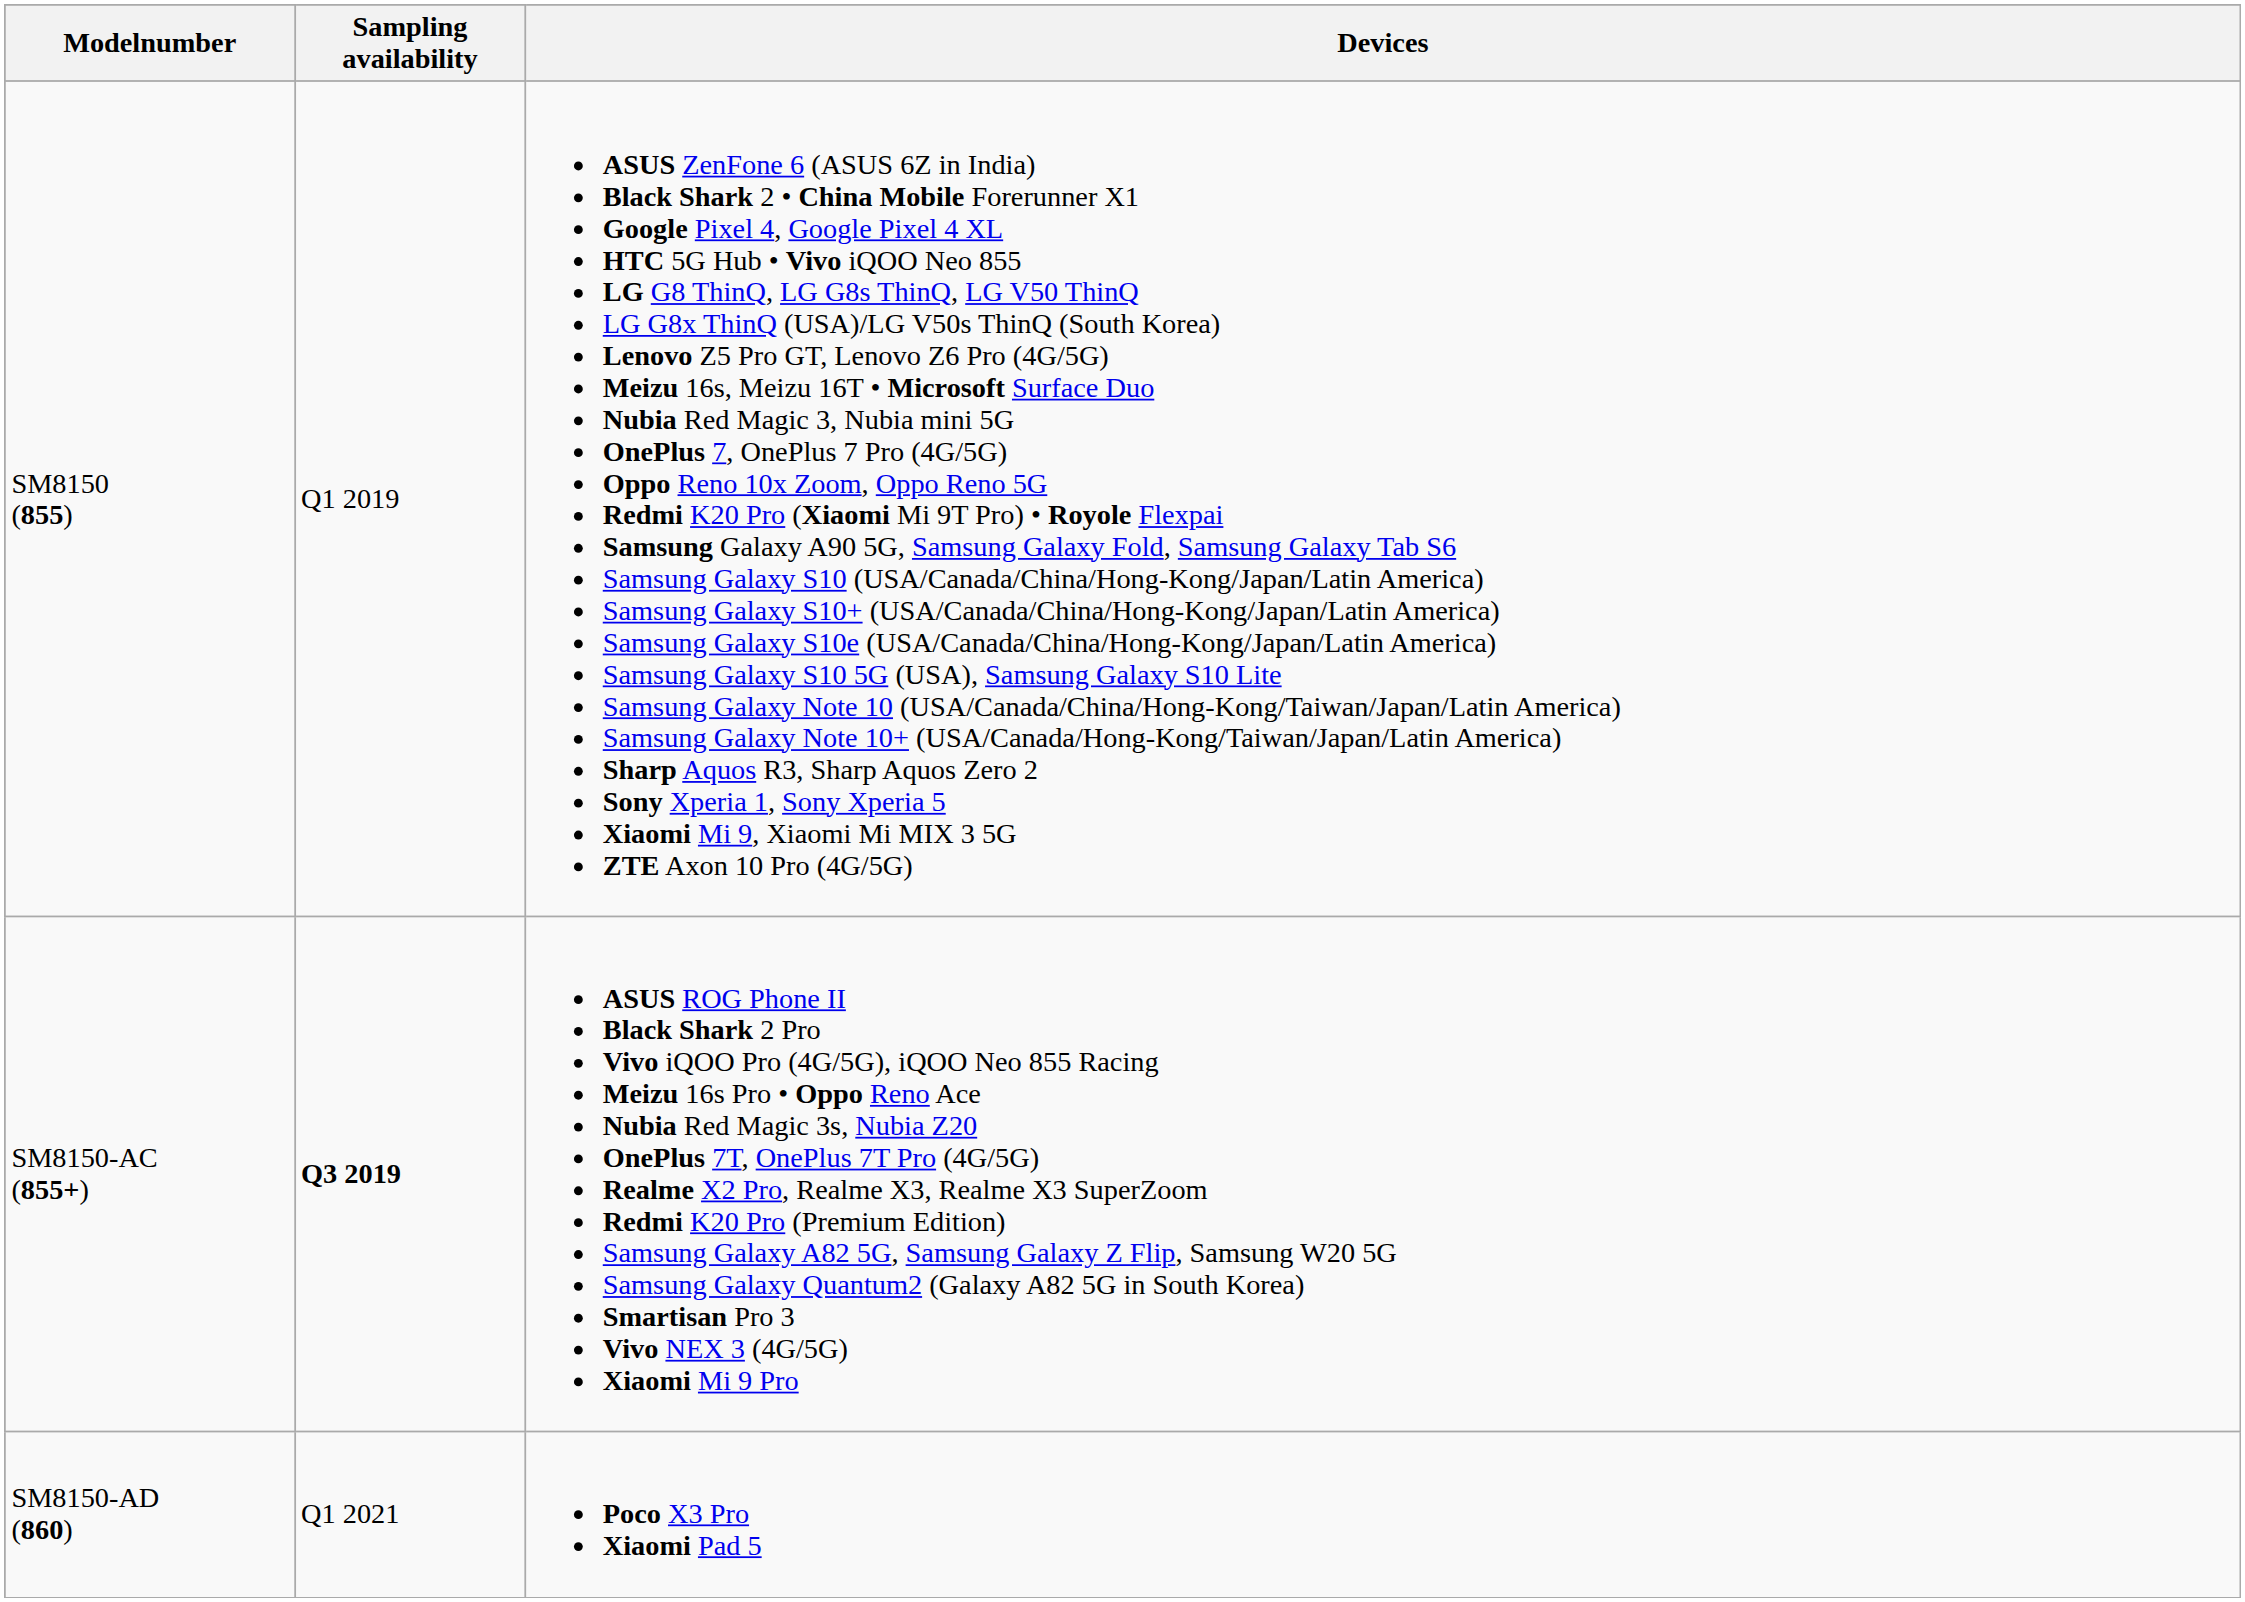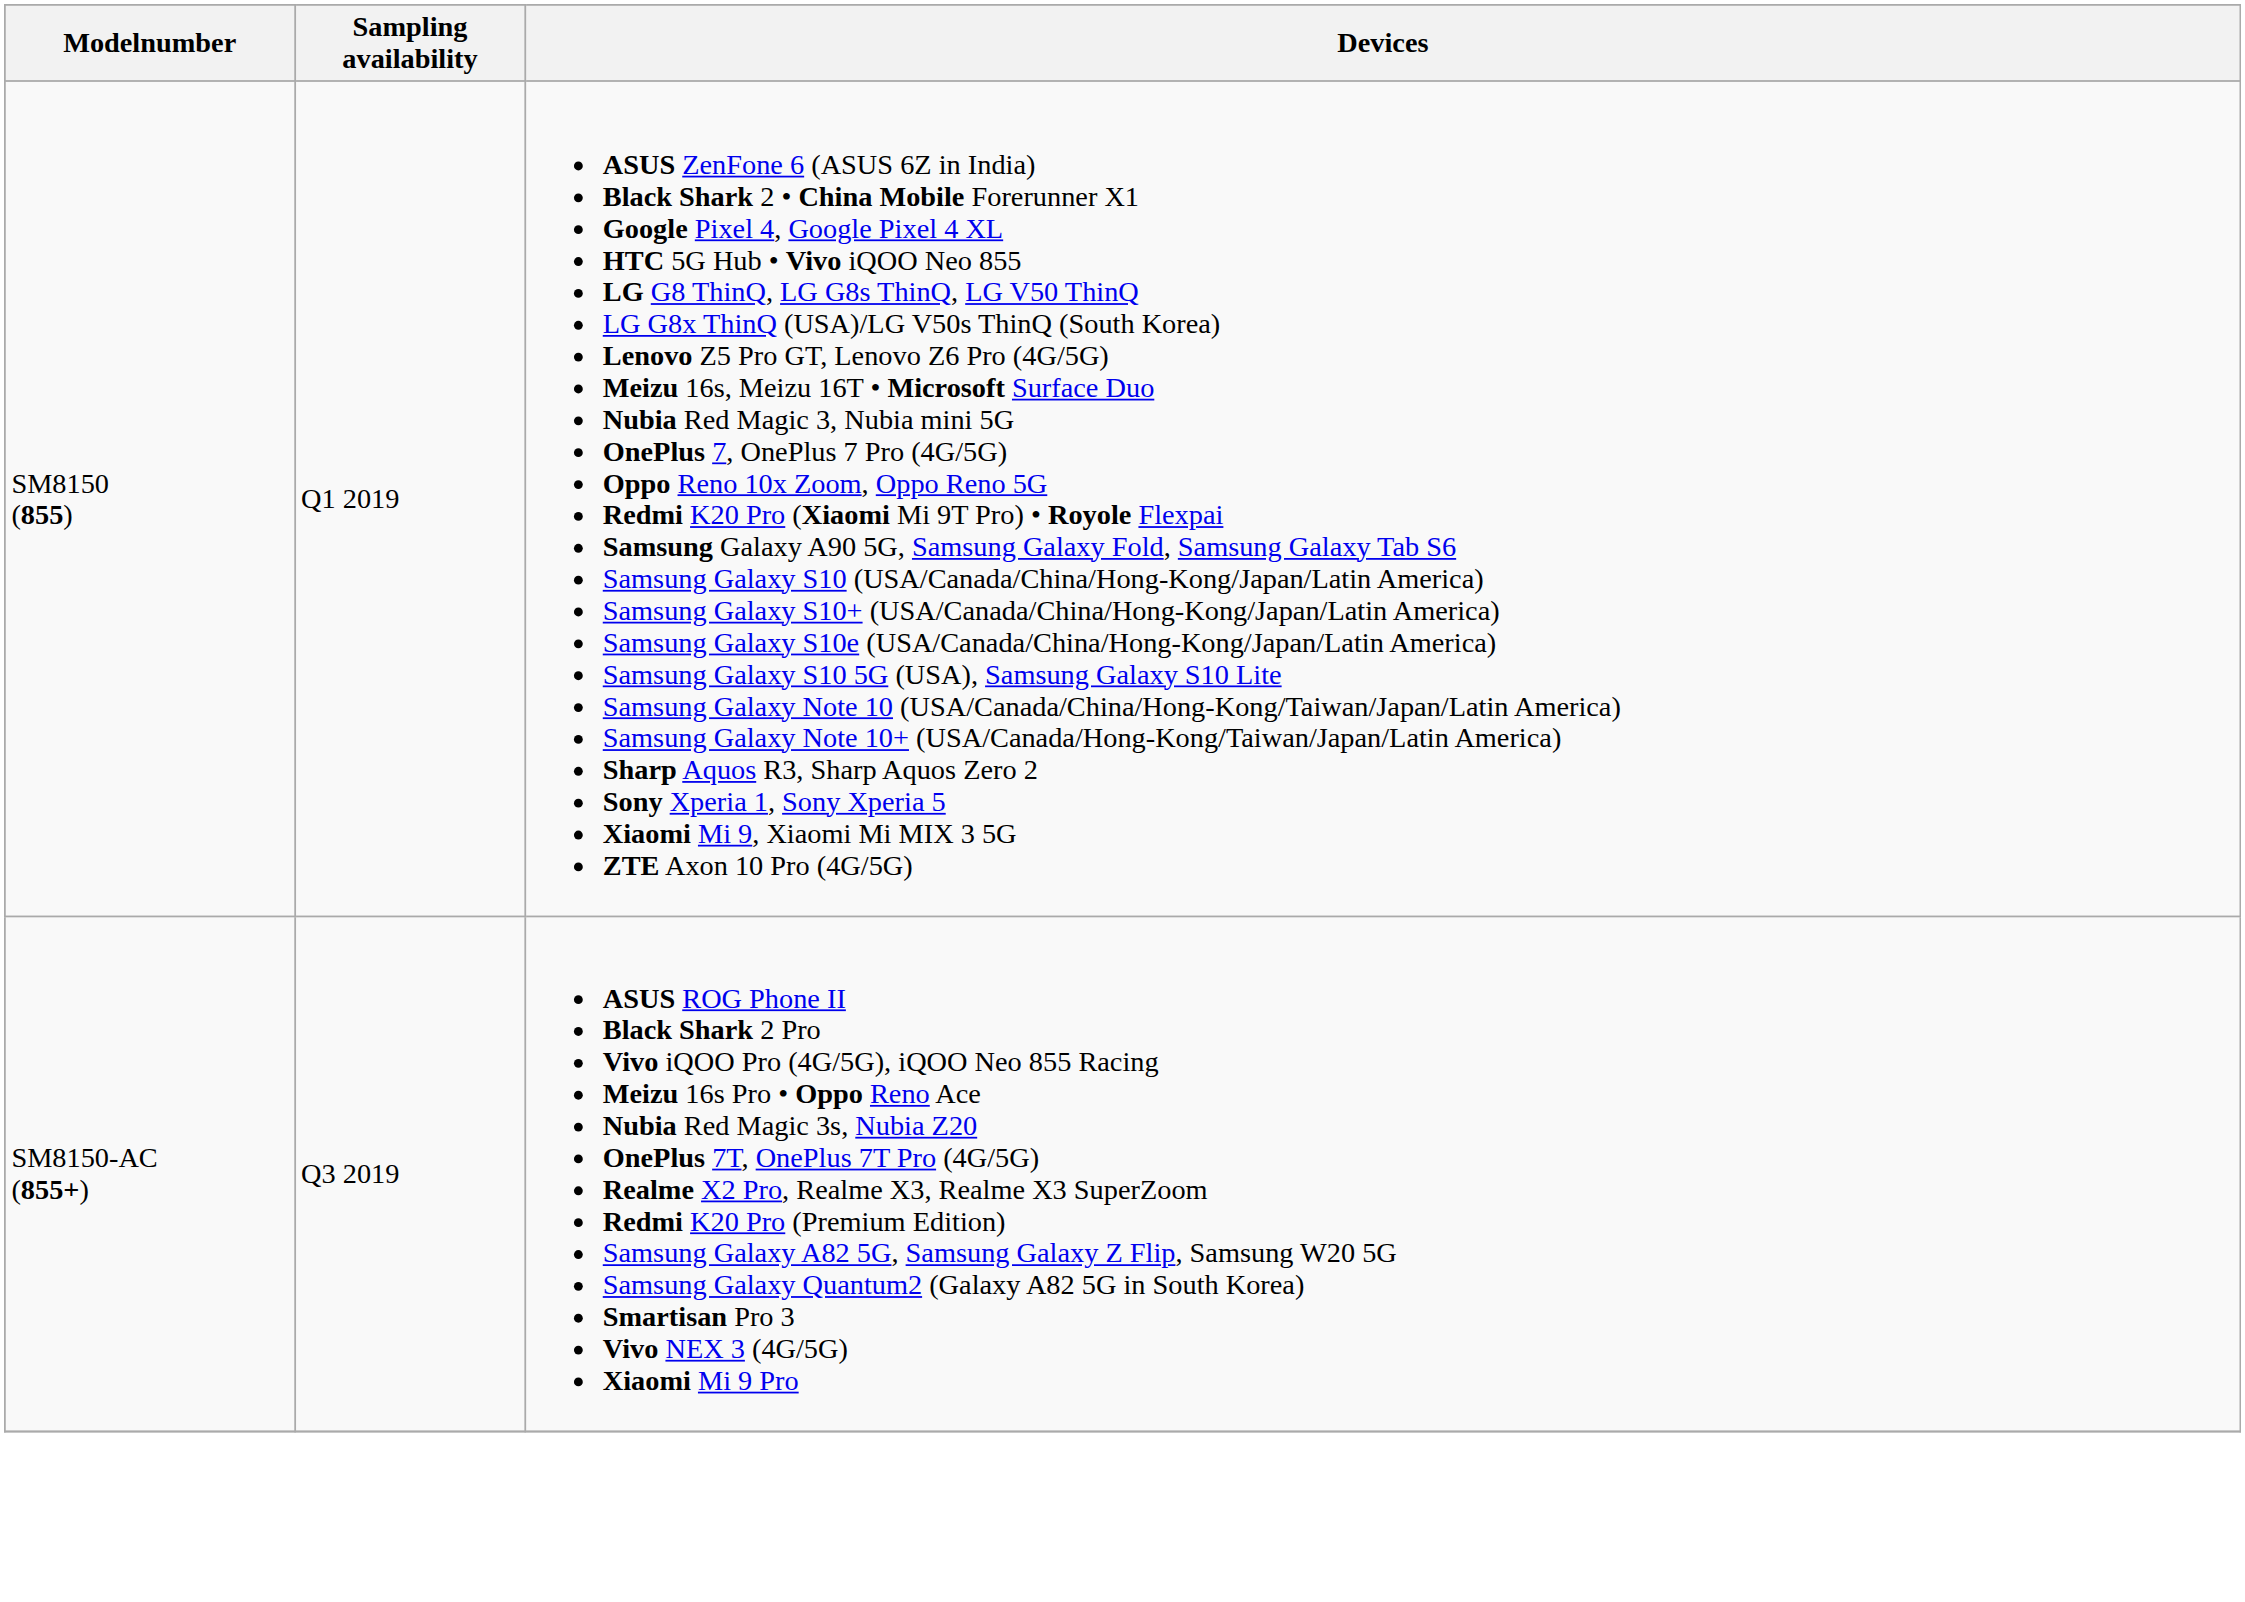(351, 1173) bold -> (350, 1173) normal
- row: (85, 1513)
